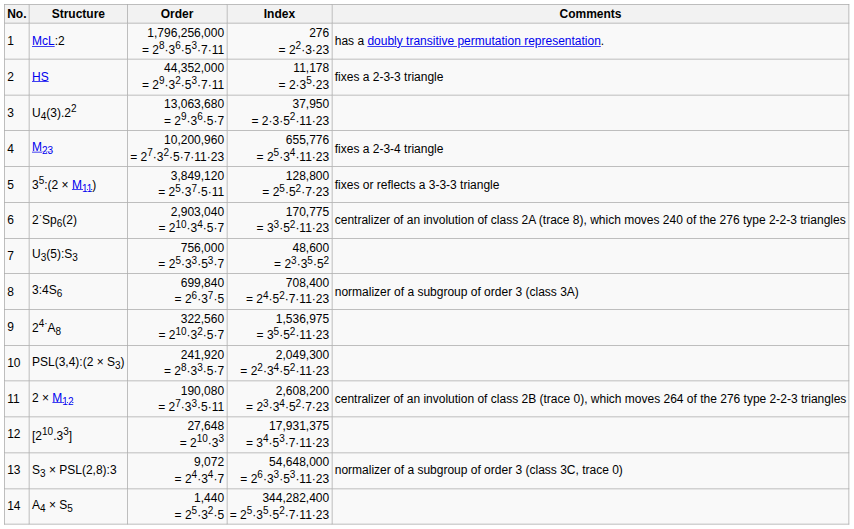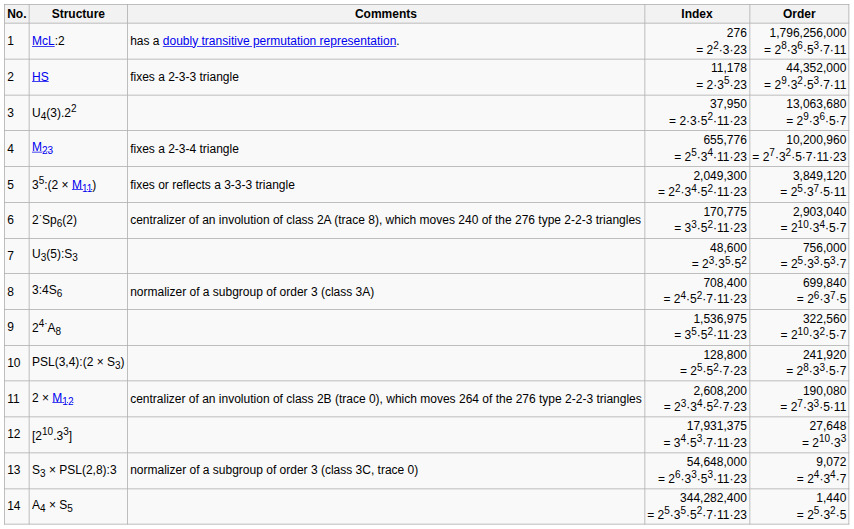columns swapped: (177, 14) <-> (590, 14)
(296, 184) 128,800 = 25·52·7·23 -> (702, 184) 2,049,300 = 22·34·52·11·23
(285, 363) 2,049,300 = 22·34·52·11·23 -> (713, 363) 128,800 = 25·52·7·23
